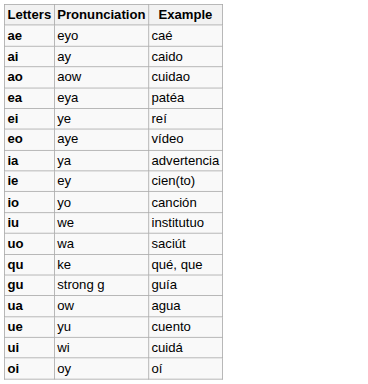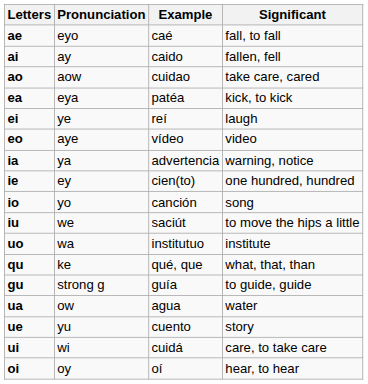+ column: (292, 14)
(178, 222) institutuo -> (169, 222) saciút
(169, 243) saciút -> (178, 243) institutuo
